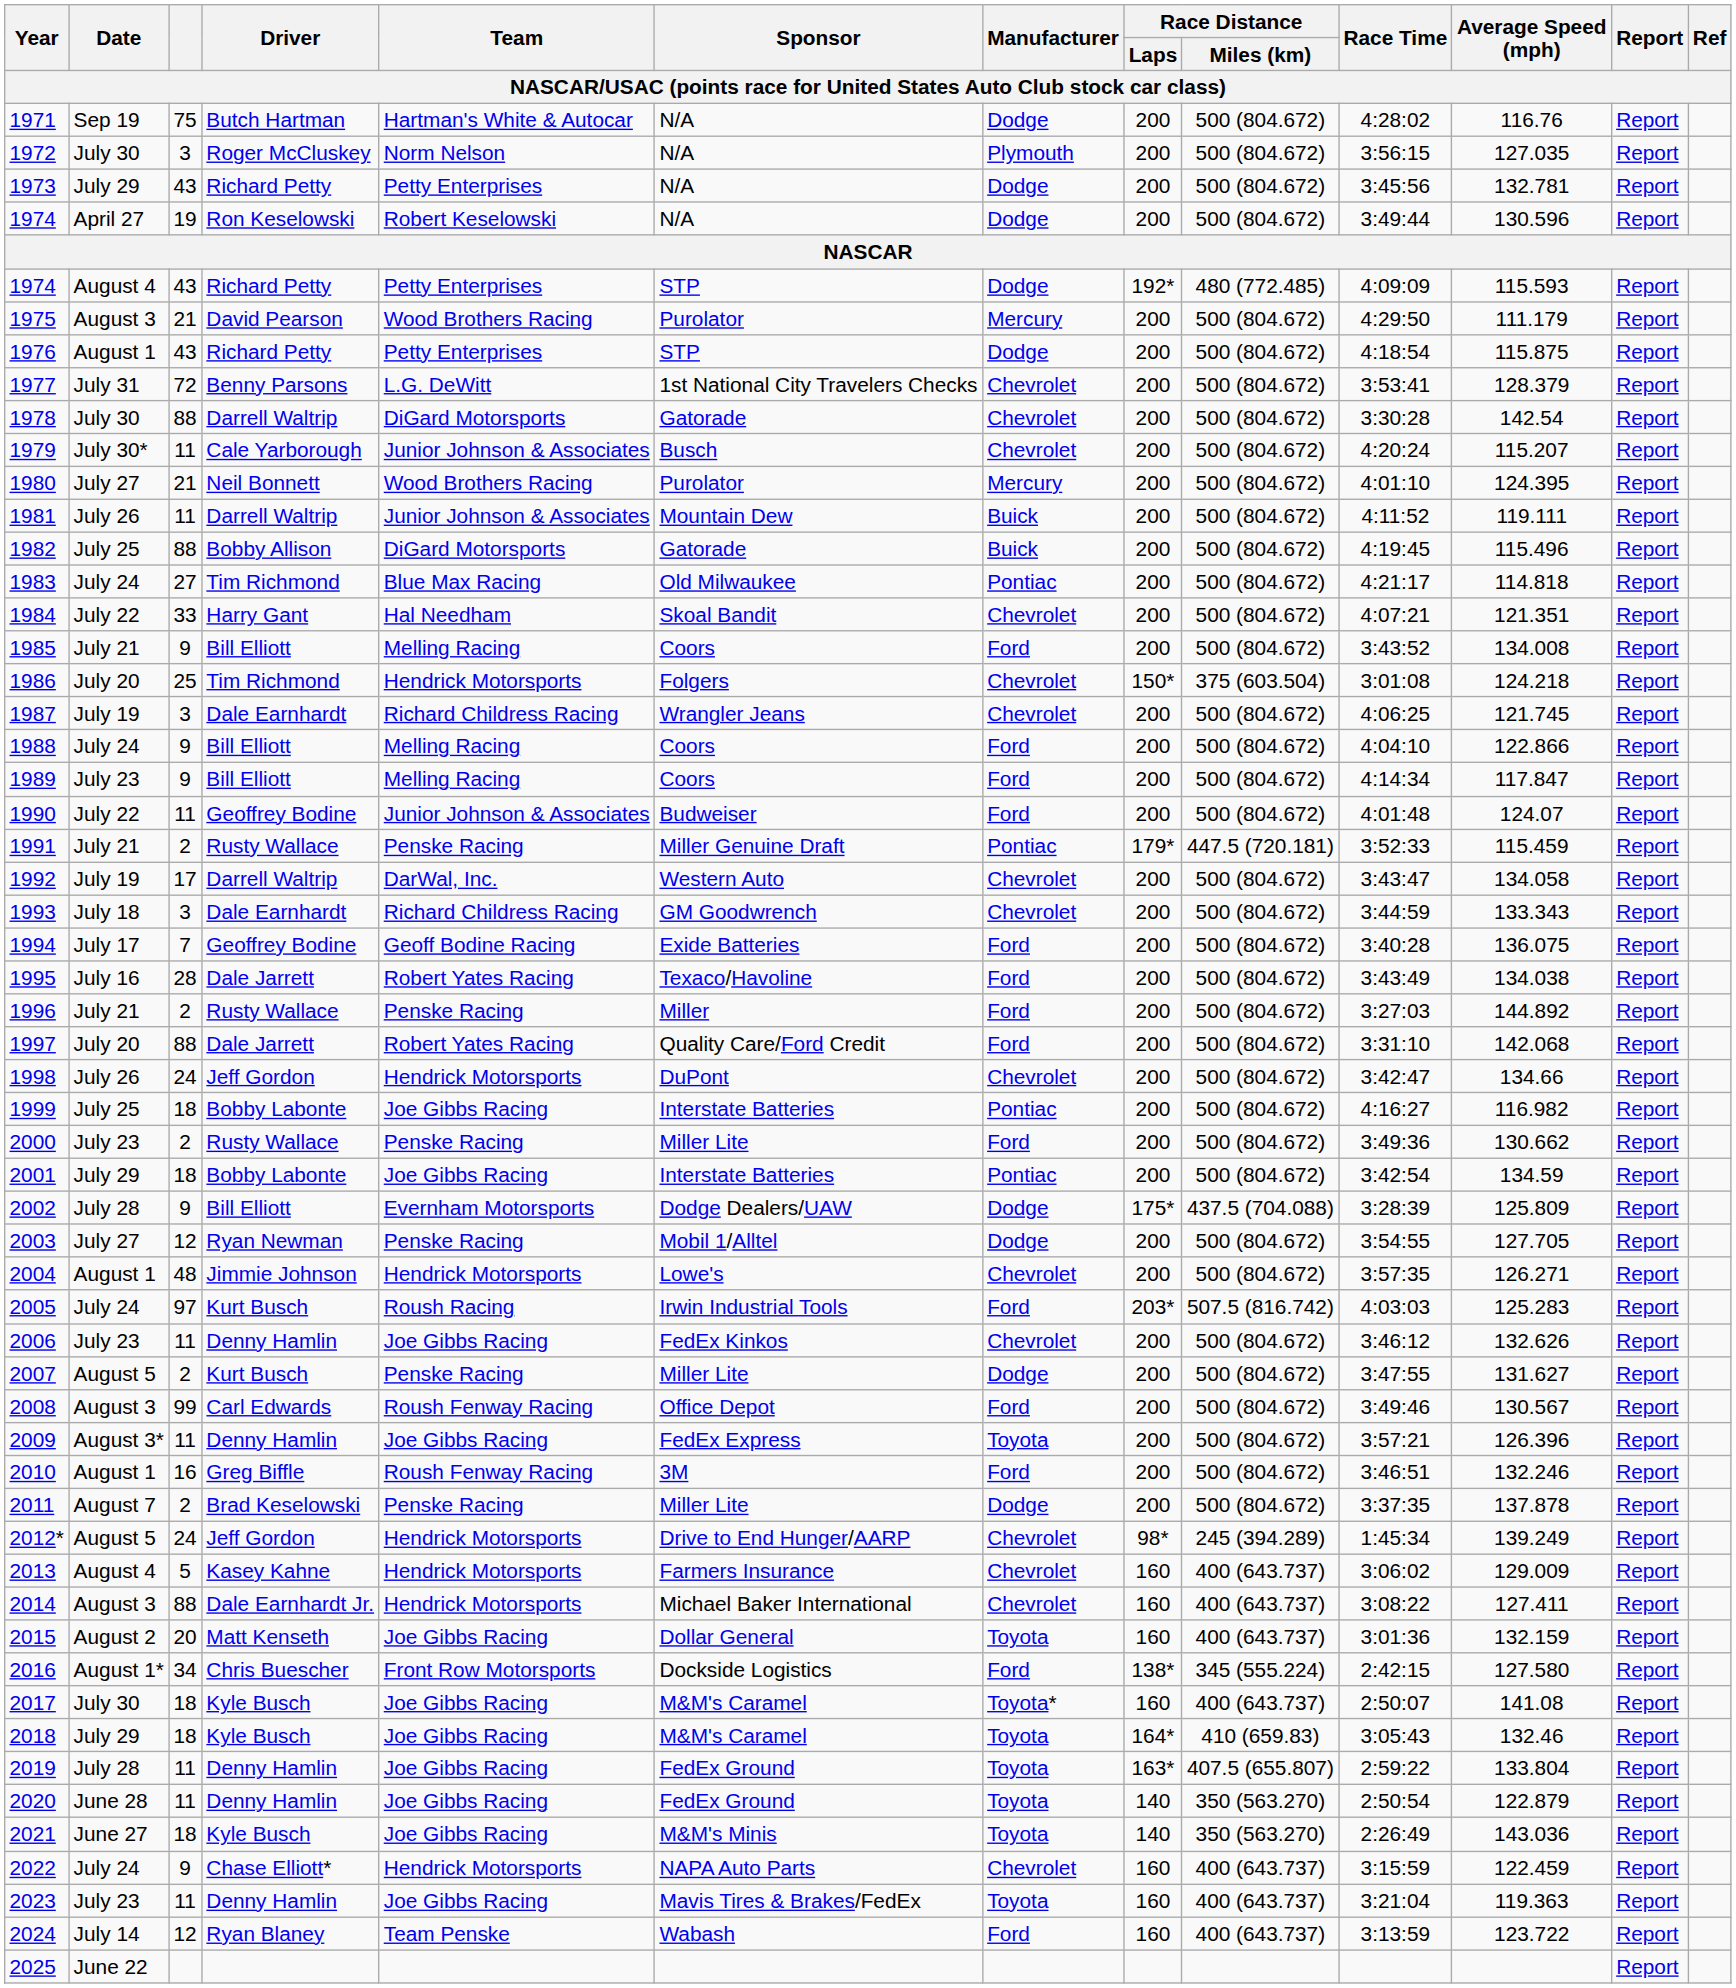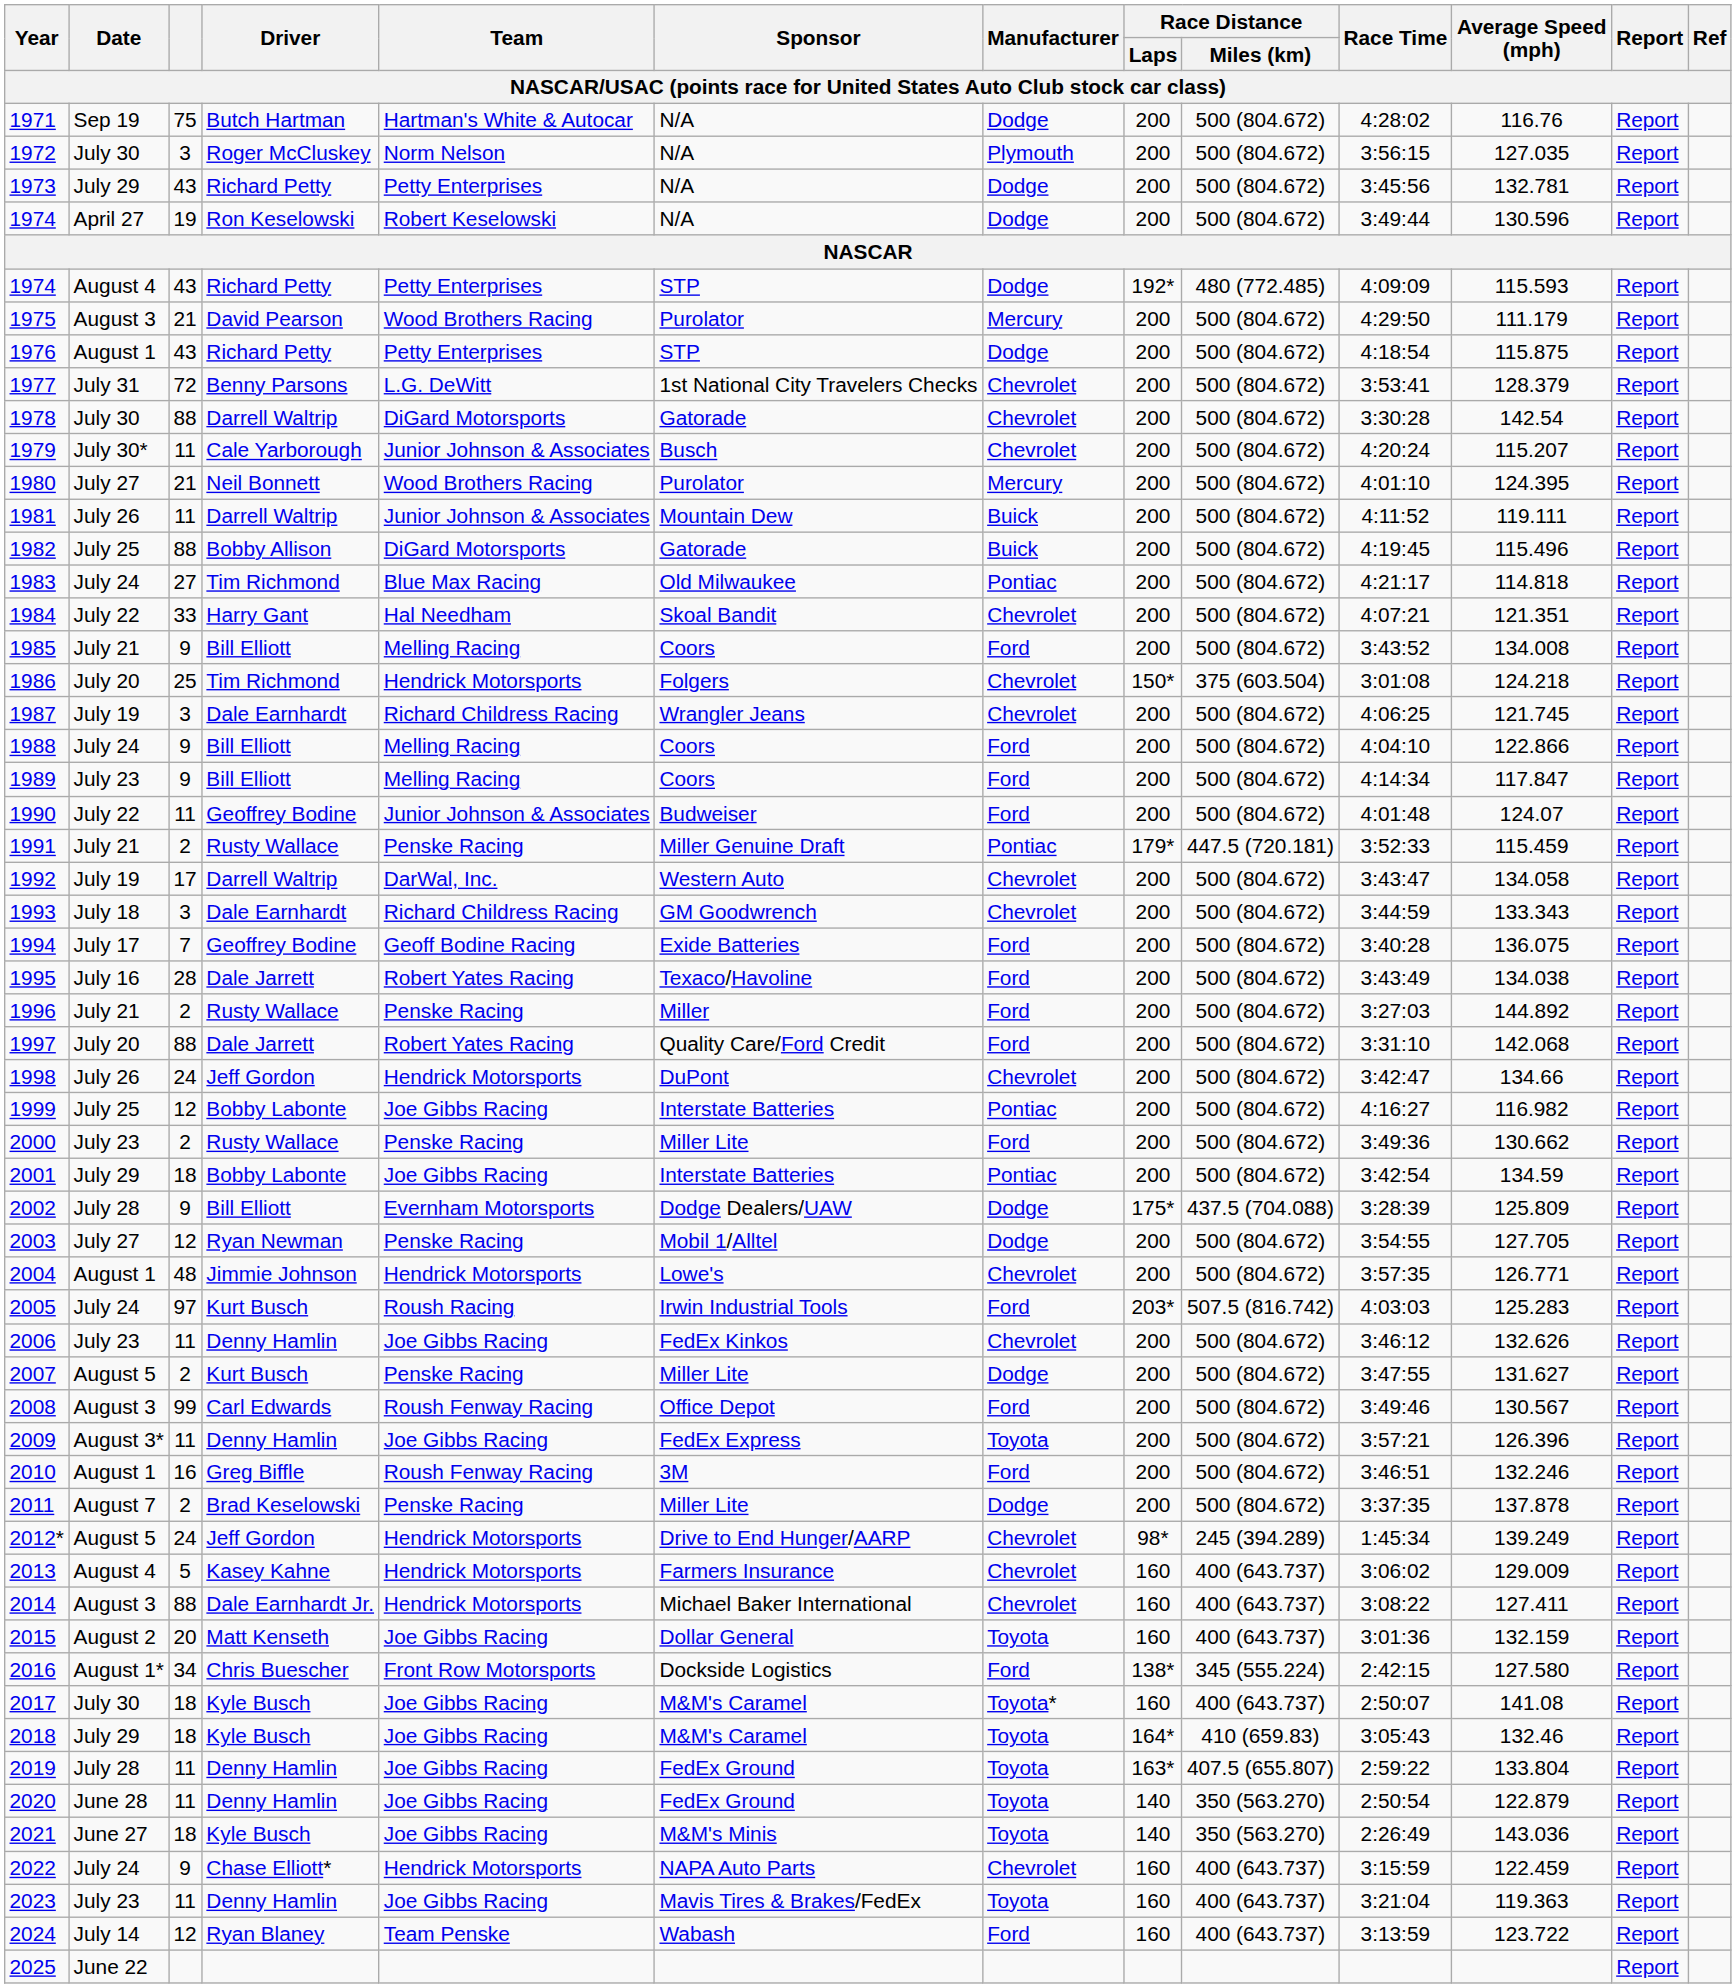(185, 1109) 18 -> (185, 1109) 12
(1532, 1274) 126.271 -> (1532, 1274) 126.771
